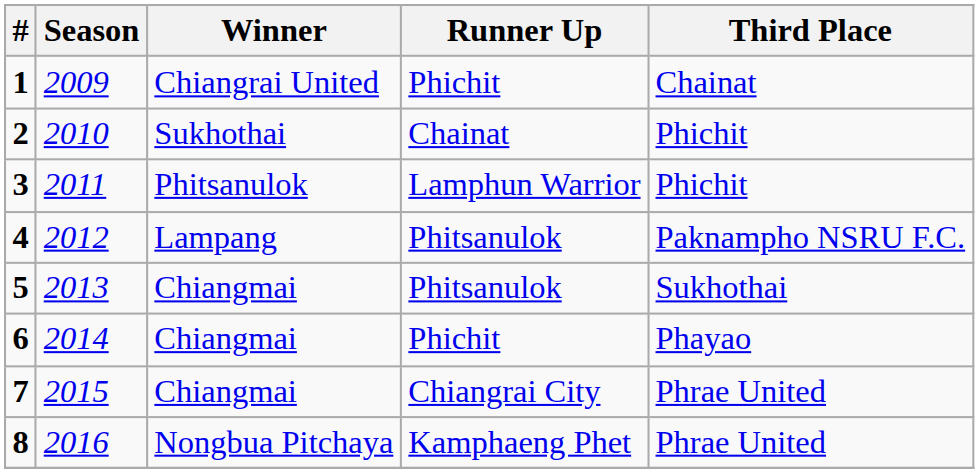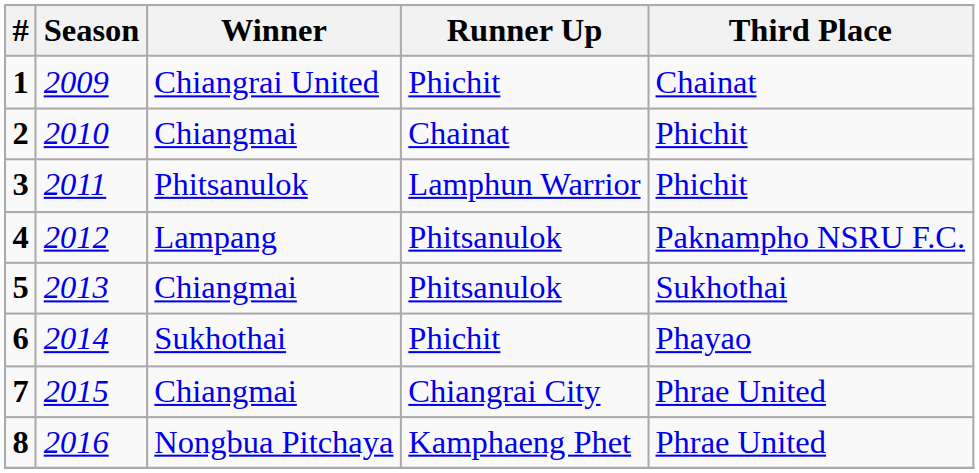(220, 133) Sukhothai -> (226, 133) Chiangmai
(226, 339) Chiangmai -> (220, 339) Sukhothai
